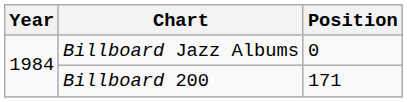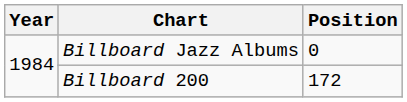(325, 81) 171 -> (325, 81) 172
